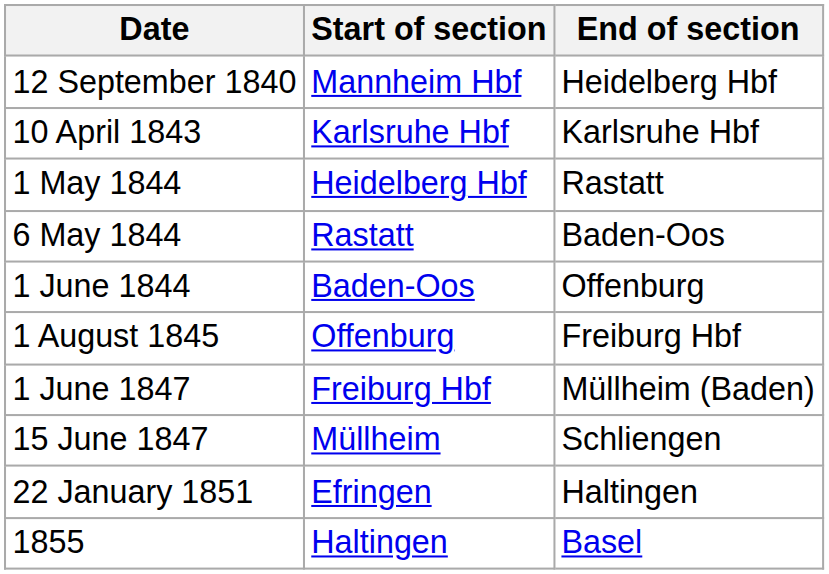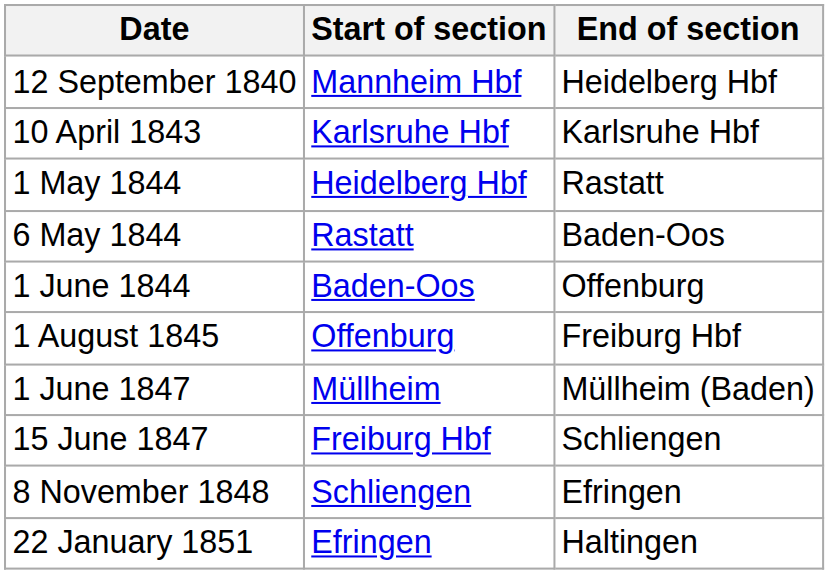(401, 388) Freiburg Hbf -> (376, 388) Müllheim
(376, 440) Müllheim -> (401, 440) Freiburg Hbf
+ row: (141, 491)
- row: (48, 542)
